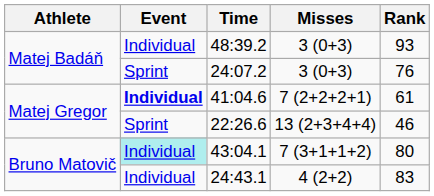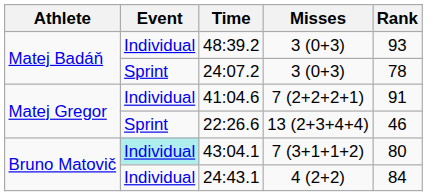(405, 72) 76 -> (397, 72) 78
(163, 98) bold -> (160, 98) normal
(405, 98) 61 -> (397, 98) 91
(405, 178) 83 -> (397, 178) 84
